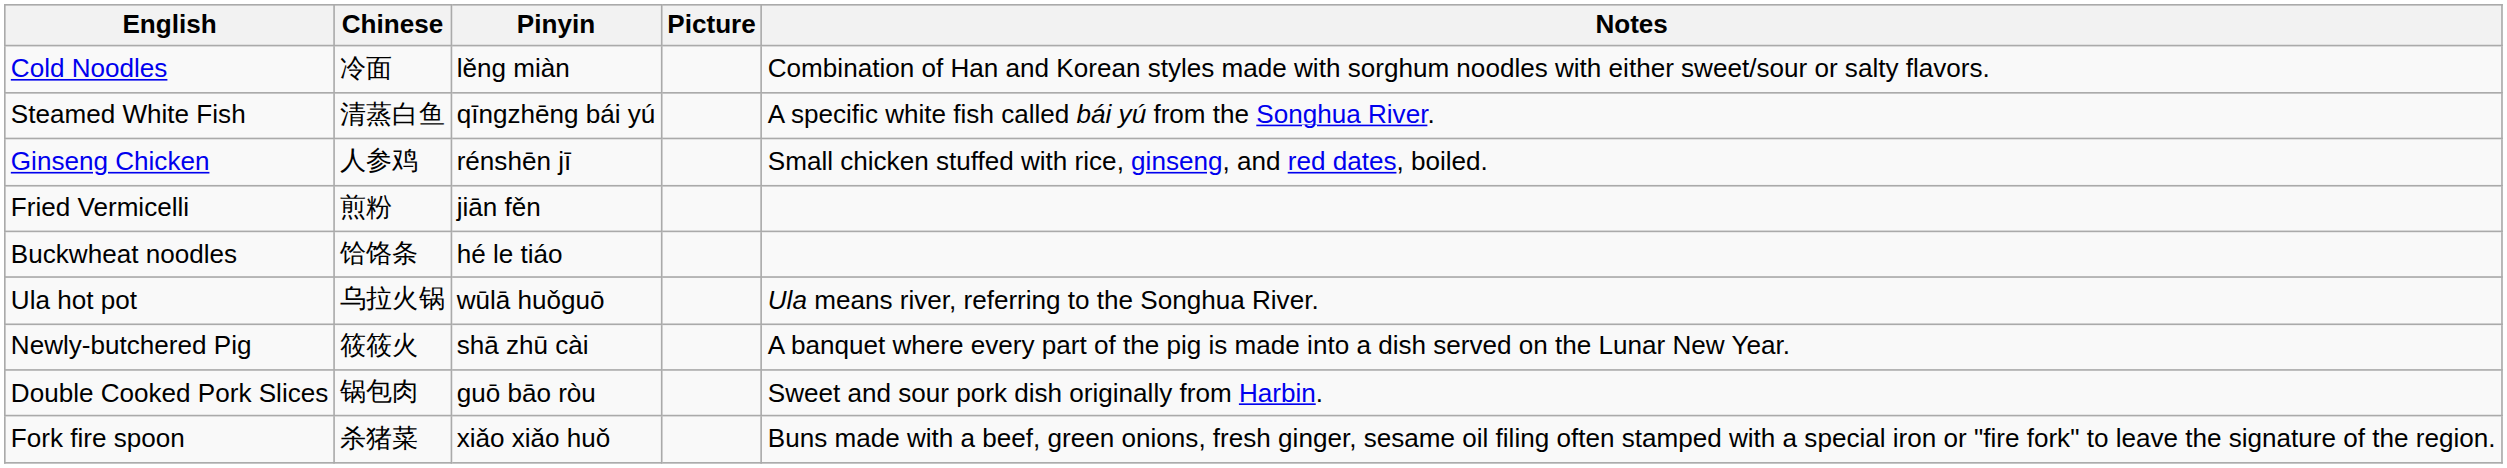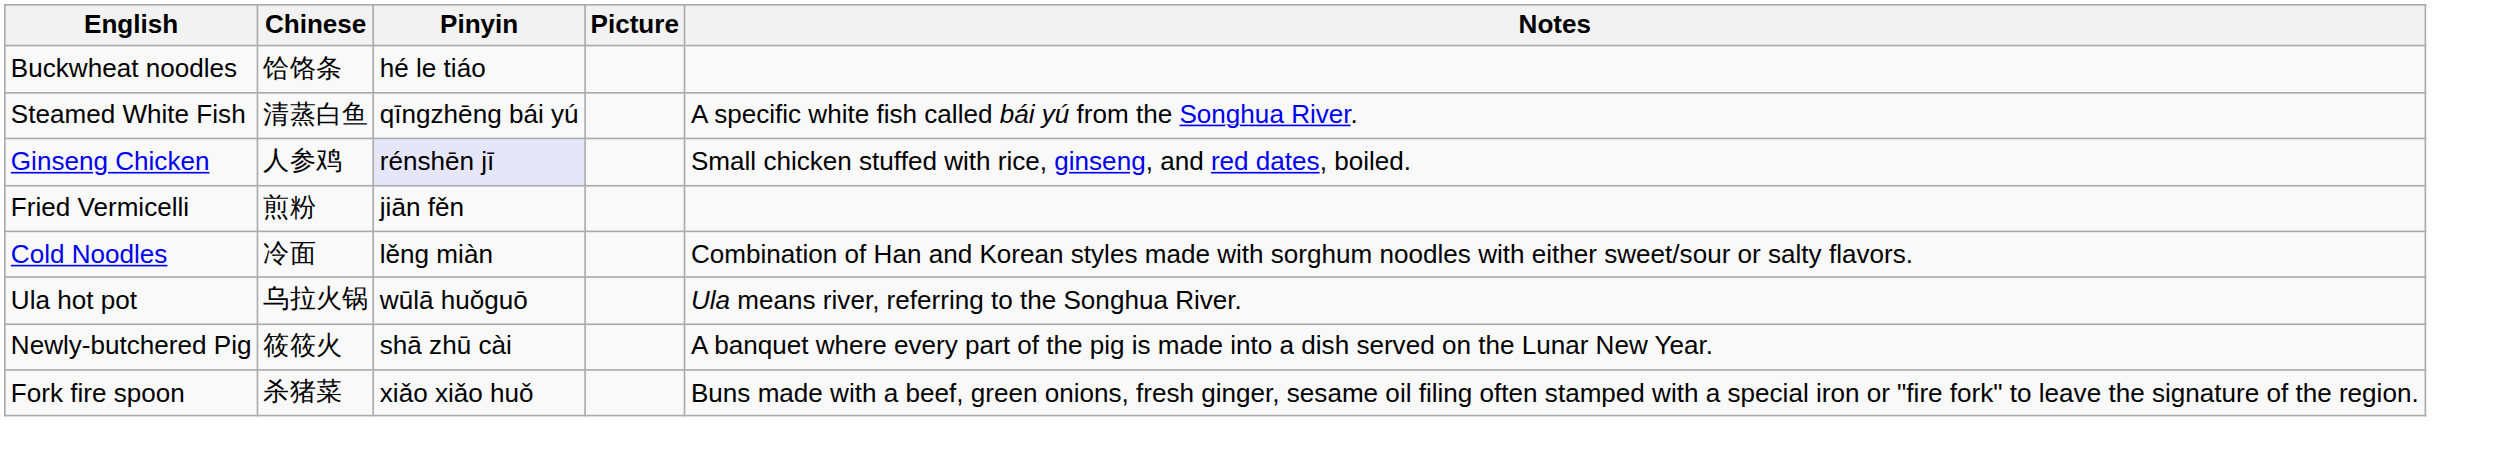rows swapped: (89, 68) <-> (124, 253)
(514, 161) no background -> (437, 161) lavender background
- row: (170, 392)
